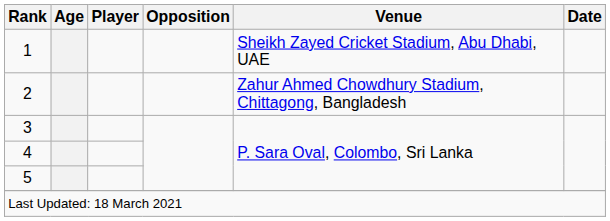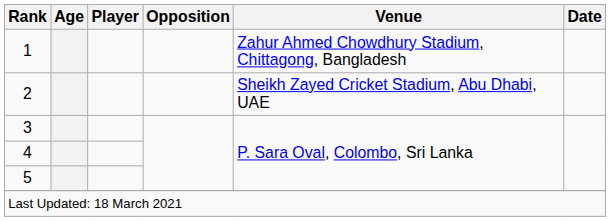(387, 51) Sheikh Zayed Cricket Stadium, Abu Dhabi, UAE -> (360, 51) Zahur Ahmed Chowdhury Stadium, Chittagong, Bangladesh
(360, 94) Zahur Ahmed Chowdhury Stadium, Chittagong, Bangladesh -> (387, 94) Sheikh Zayed Cricket Stadium, Abu Dhabi, UAE
